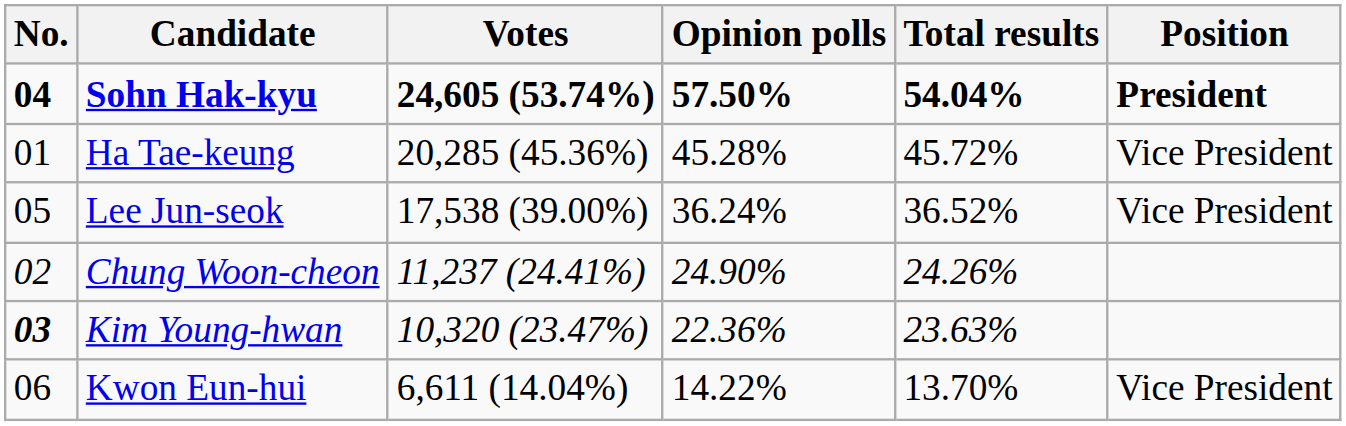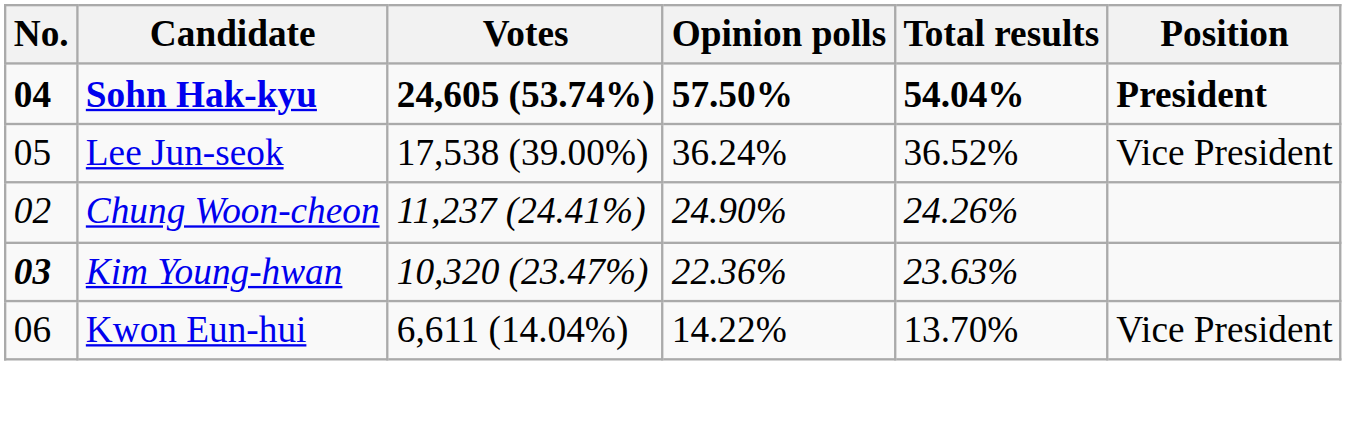- row: (190, 152)
